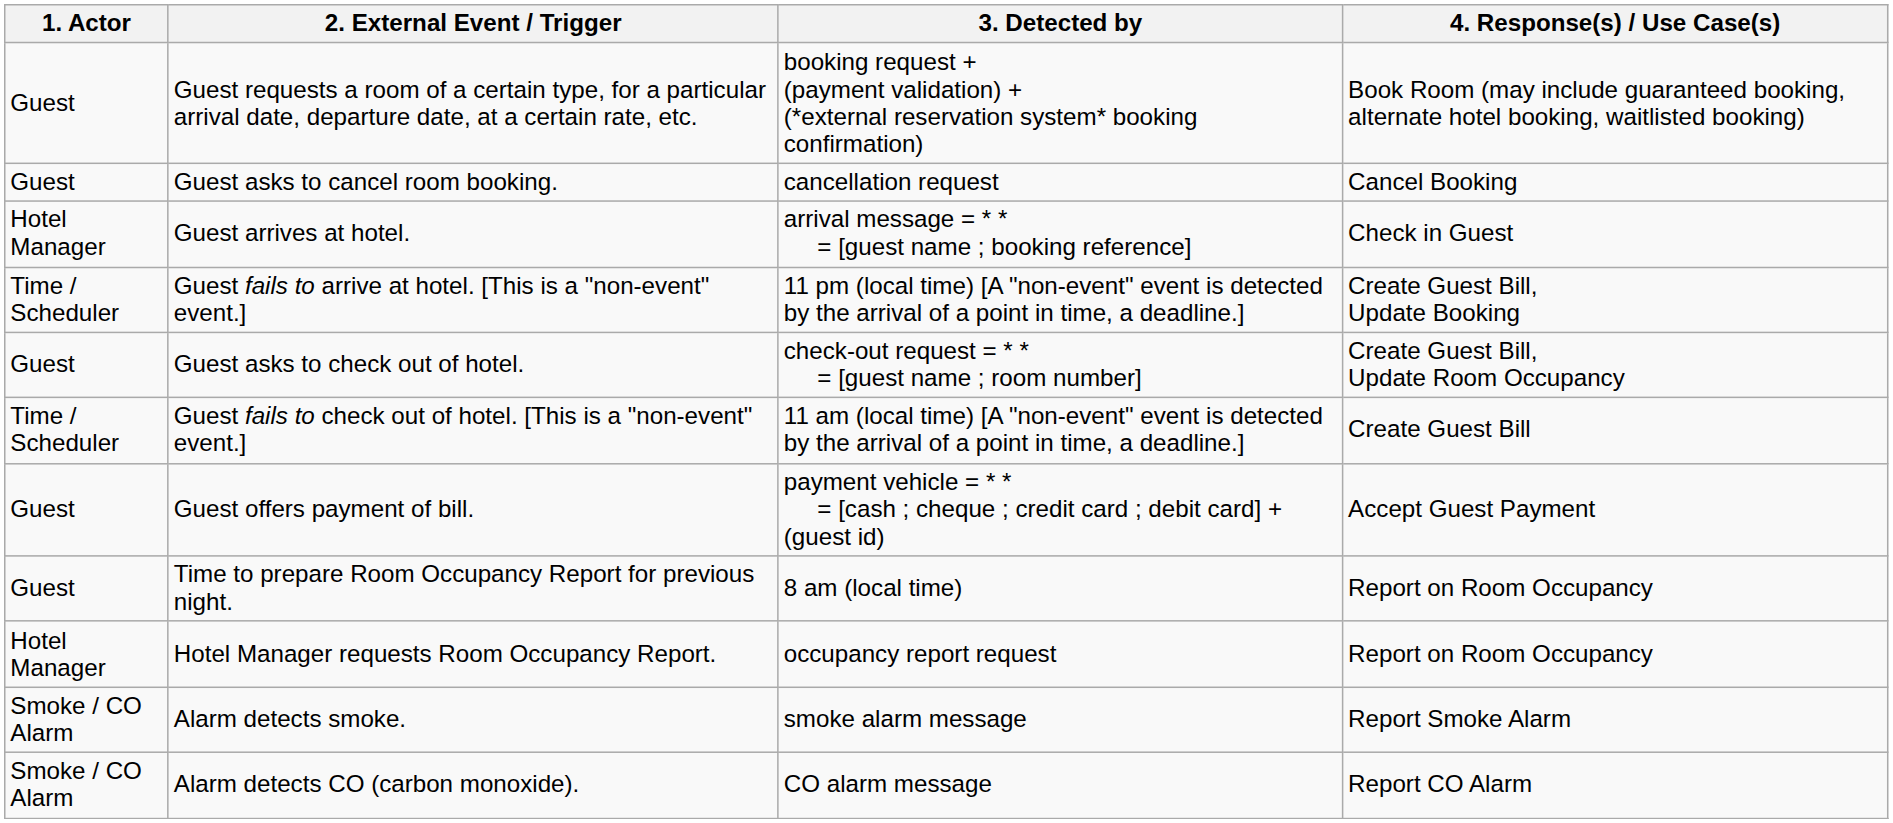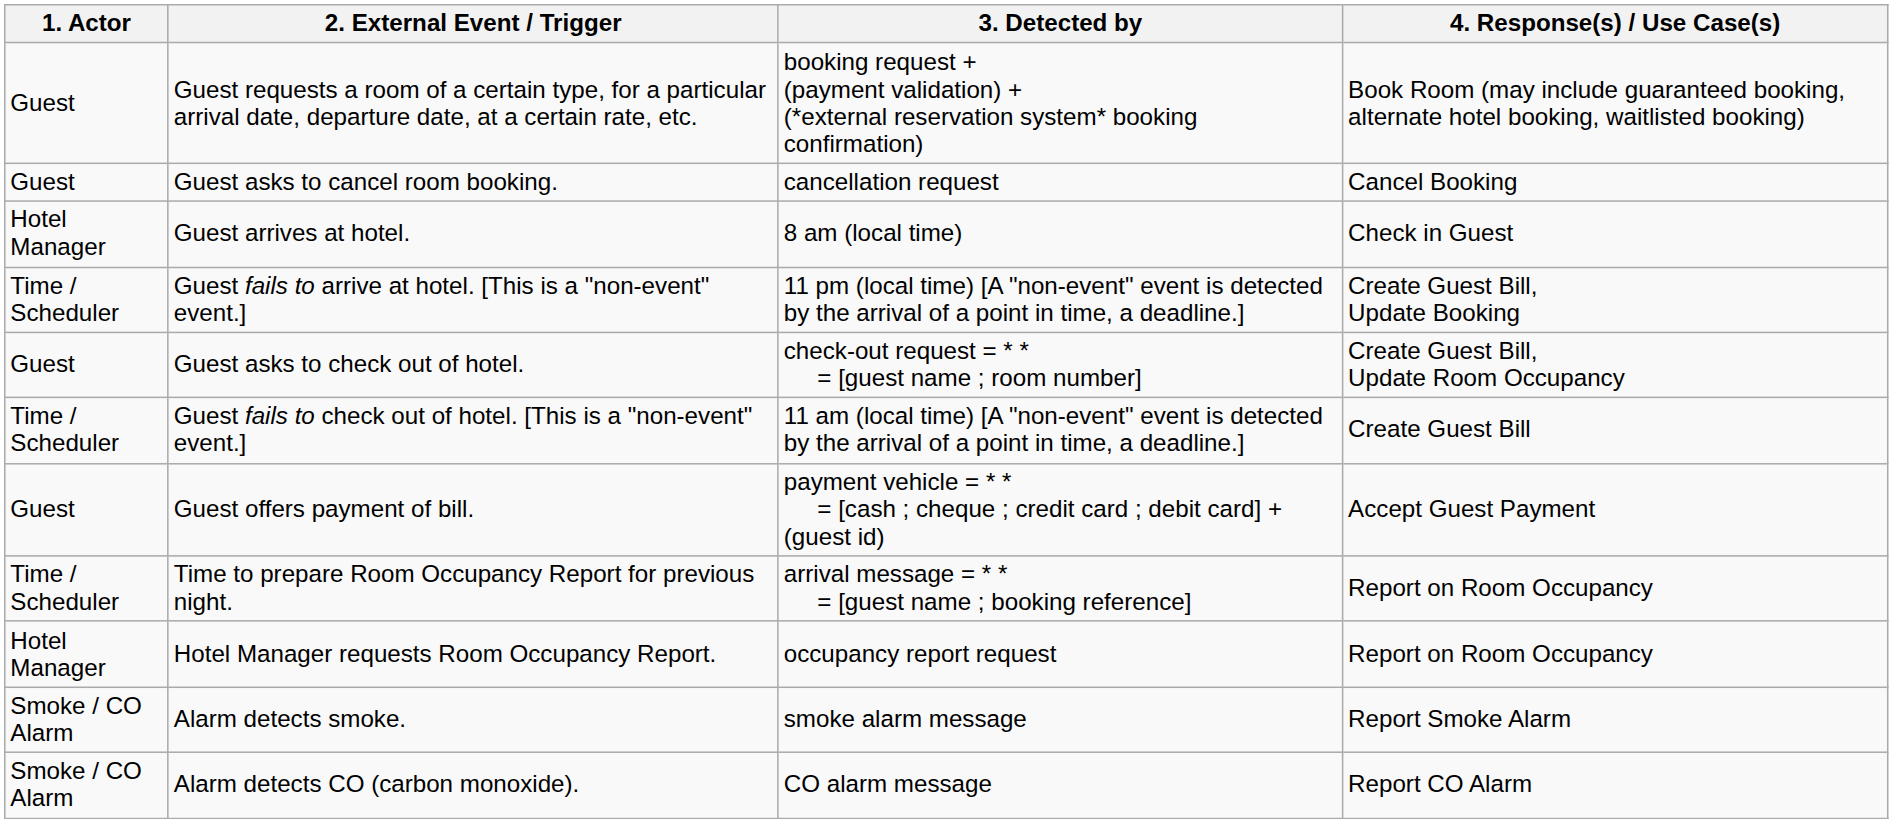(988, 233) arrival message = * * = [guest name ; booking reference] -> (873, 233) 8 am (local time)
(43, 588) Guest -> (65, 588) Time / Scheduler
(873, 588) 8 am (local time) -> (988, 588) arrival message = * * = [guest name ; booking reference]
